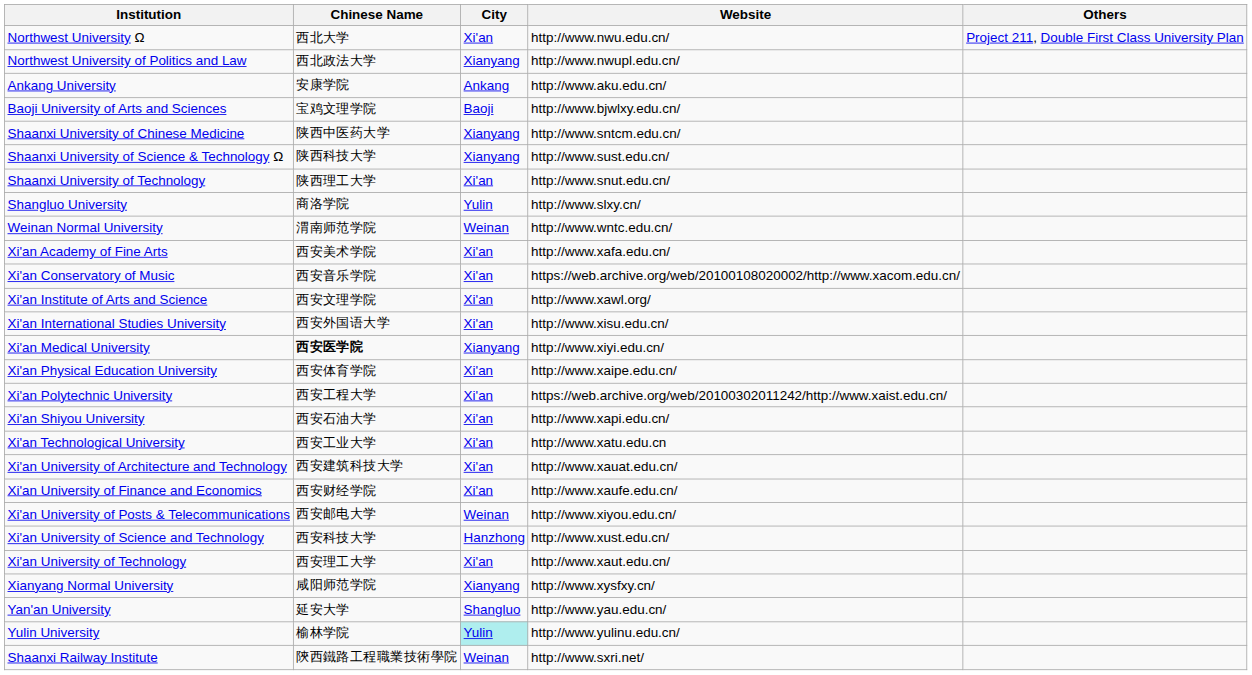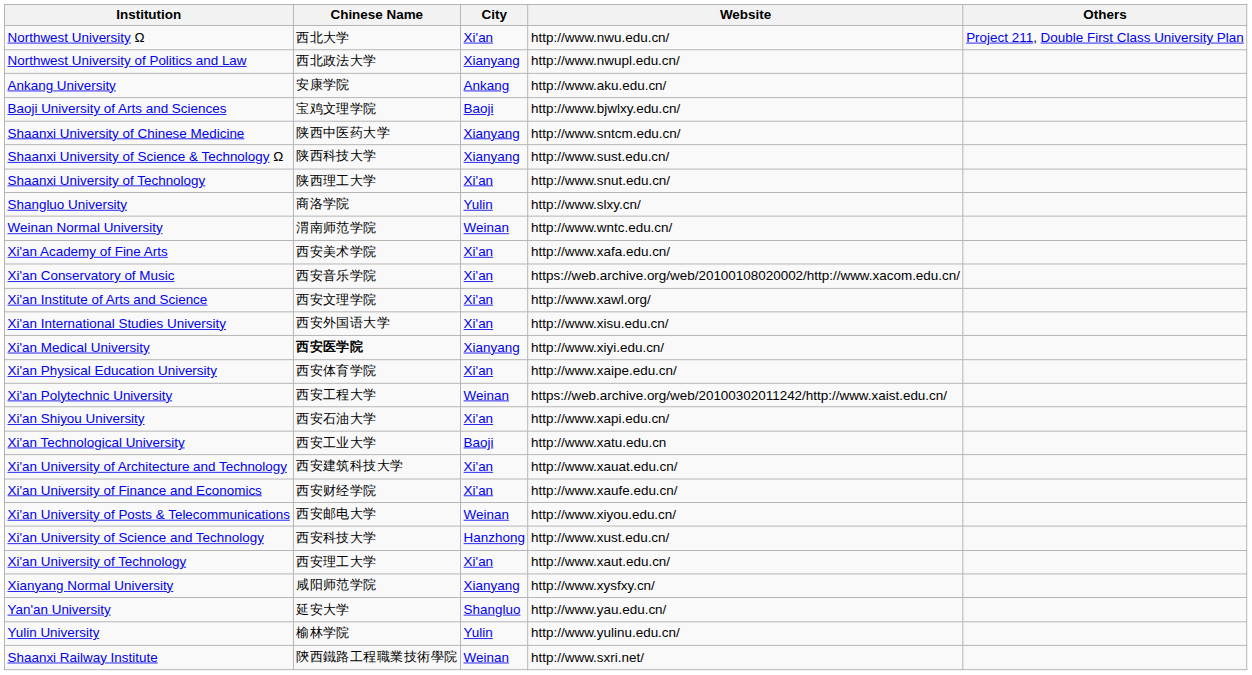(478, 395) Xi'an -> (486, 395) Weinan
(478, 442) Xi'an -> (479, 442) Baoji
(478, 633) paleturquoise background -> (478, 633) no background
